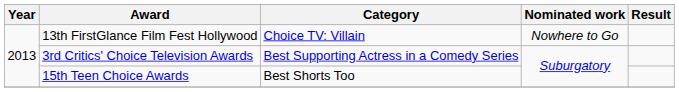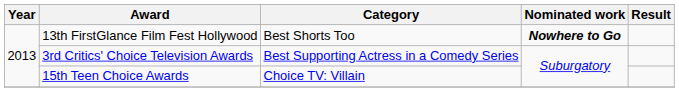(314, 35) Choice TV: Villain -> (309, 35) Best Shorts Too
(575, 35) normal -> (575, 35) bold
(309, 76) Best Shorts Too -> (314, 76) Choice TV: Villain
